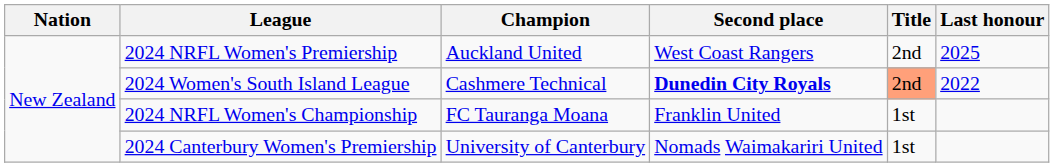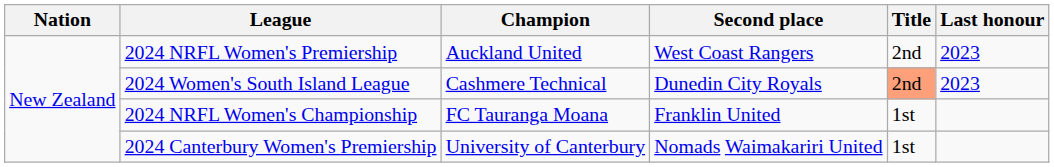(960, 51) 2025 -> (960, 51) 2023
(742, 83) bold -> (738, 83) normal
(960, 83) 2022 -> (960, 83) 2023
